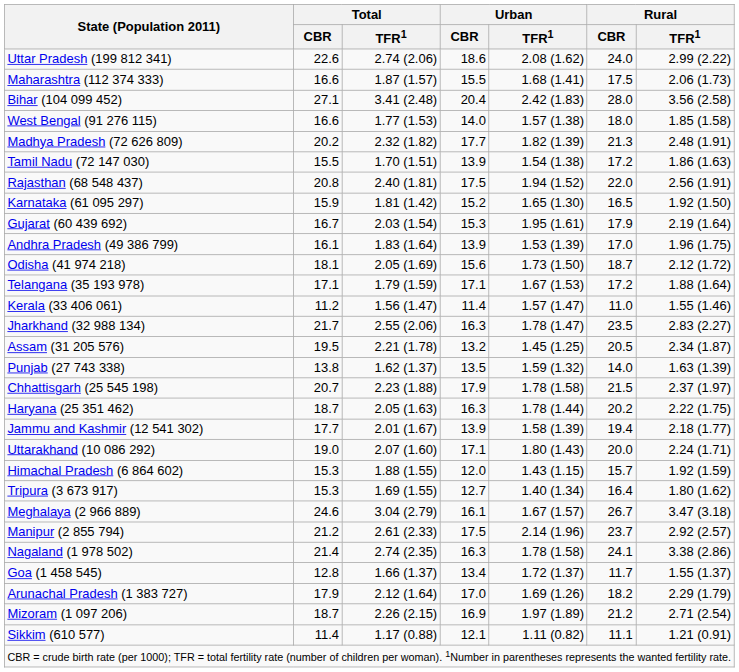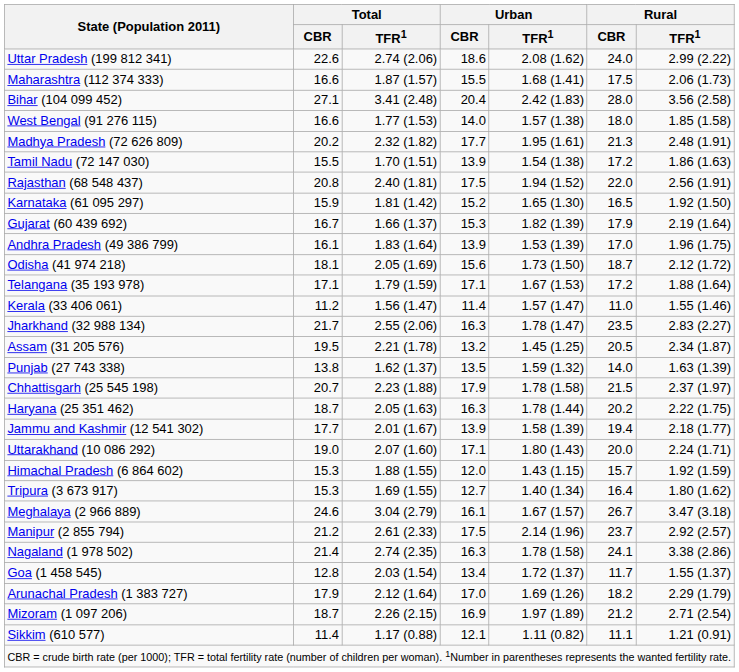(553, 141) 1.82 (1.39) -> (553, 141) 1.95 (1.61)
(406, 223) 2.03 (1.54) -> (406, 223) 1.66 (1.37)
(553, 223) 1.95 (1.61) -> (553, 223) 1.82 (1.39)
(406, 573) 1.66 (1.37) -> (406, 573) 2.03 (1.54)
